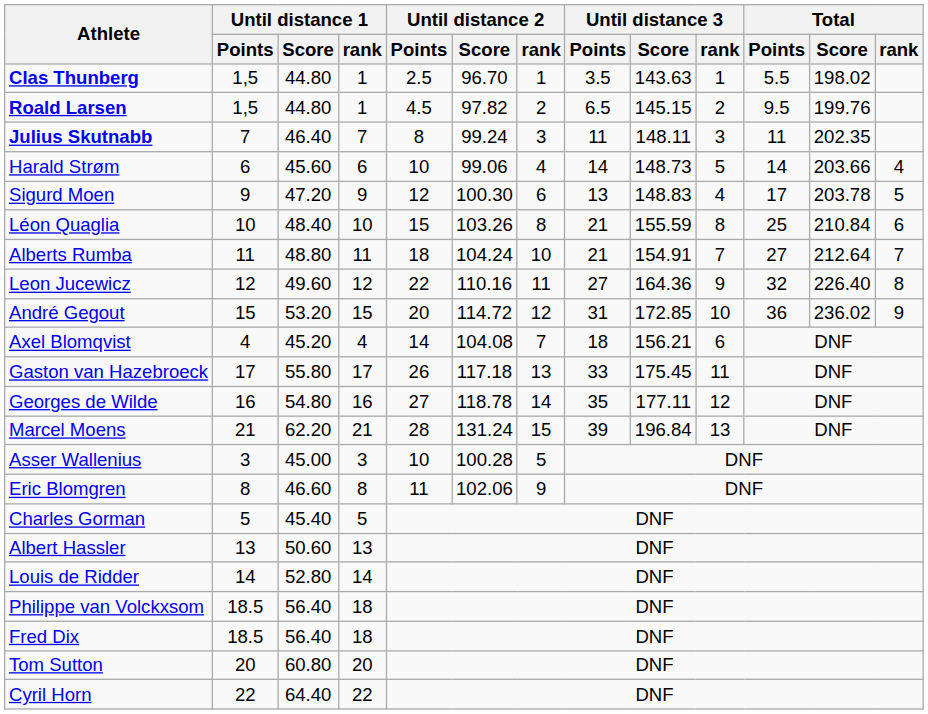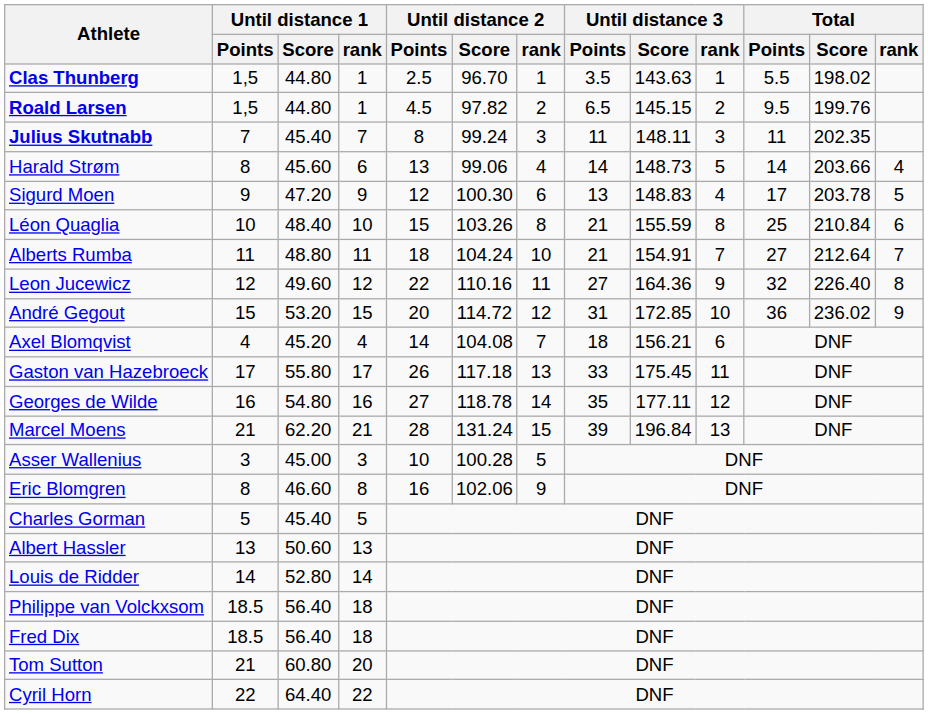(308, 137) 46.40 -> (308, 137) 45.40
(245, 166) 6 -> (245, 166) 8
(419, 166) 10 -> (419, 166) 13
(419, 489) 11 -> (419, 489) 16
(245, 665) 20 -> (245, 665) 21
